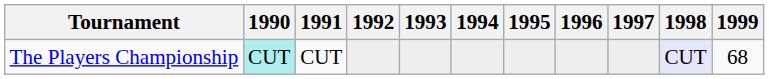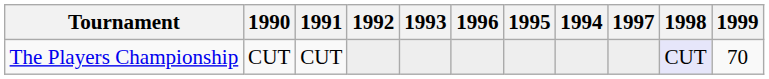columns swapped: (477, 22) <-> (581, 22)
(269, 56) paleturquoise background -> (269, 56) no background
(738, 56) 68 -> (738, 56) 70
